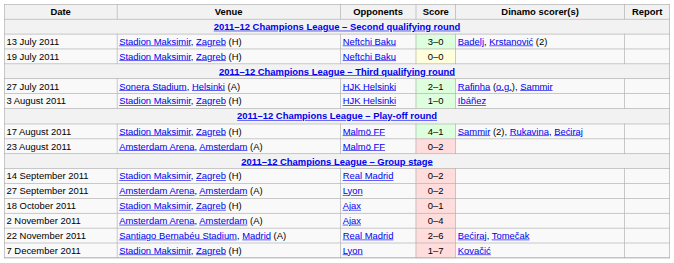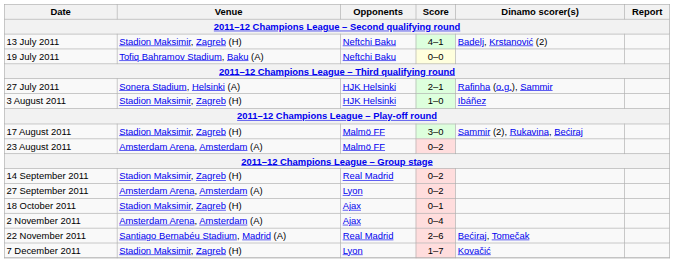(436, 42) 3–0 -> (436, 42) 4–1
(180, 57) Stadion Maksimir, Zagreb (H) -> (191, 57) Tofiq Bahramov Stadium, Baku (A)
(436, 131) 4–1 -> (436, 131) 3–0
